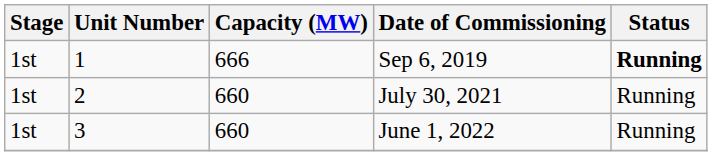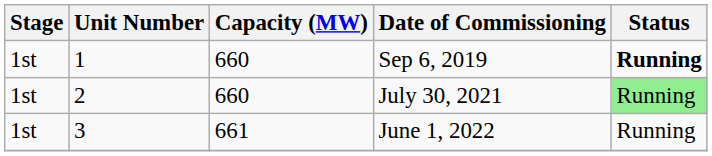(232, 58) 666 -> (232, 58) 660
(656, 95) no background -> (656, 95) lightgreen background
(232, 131) 660 -> (232, 131) 661
